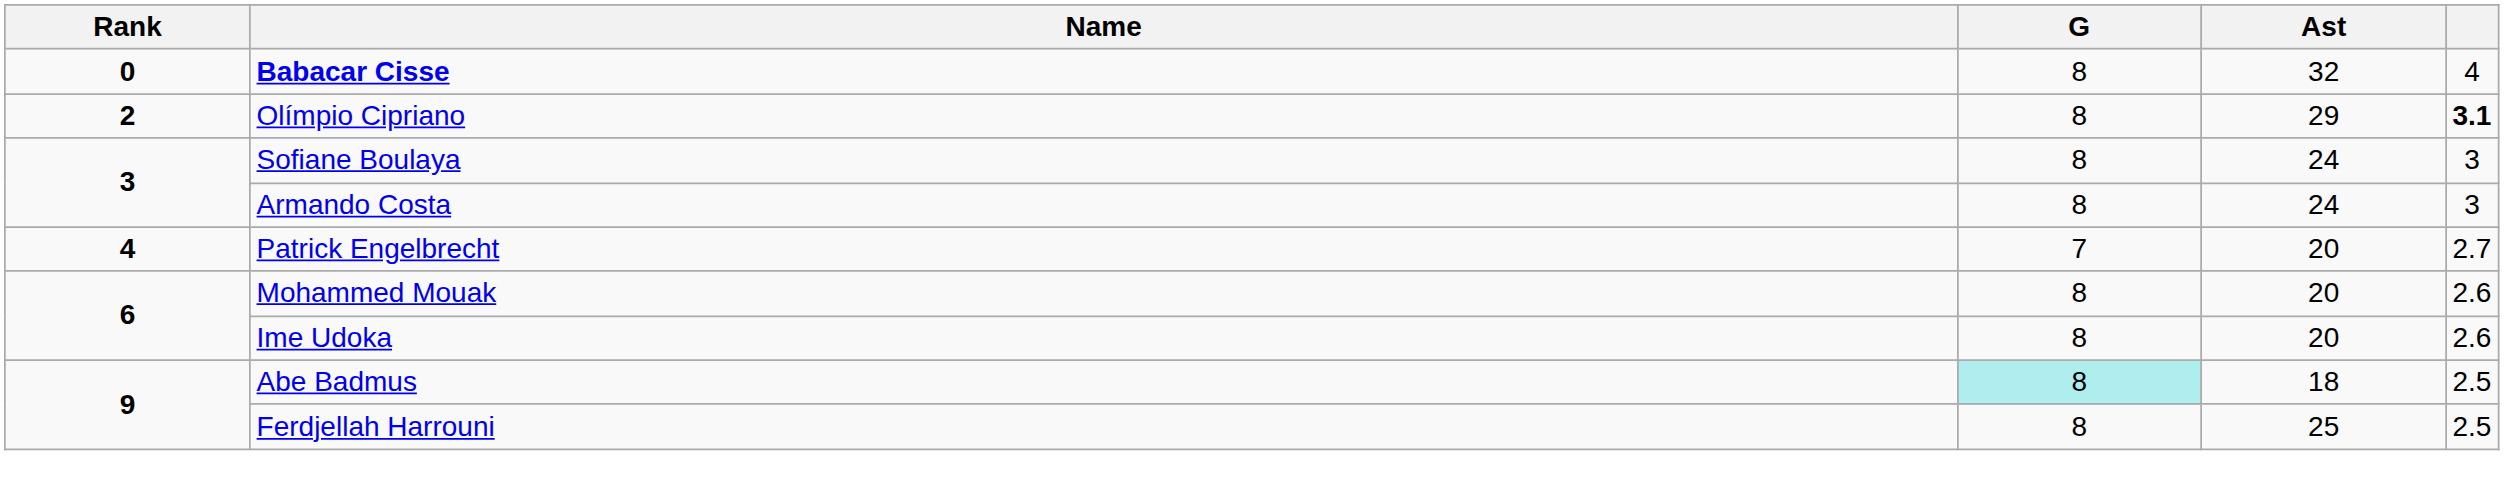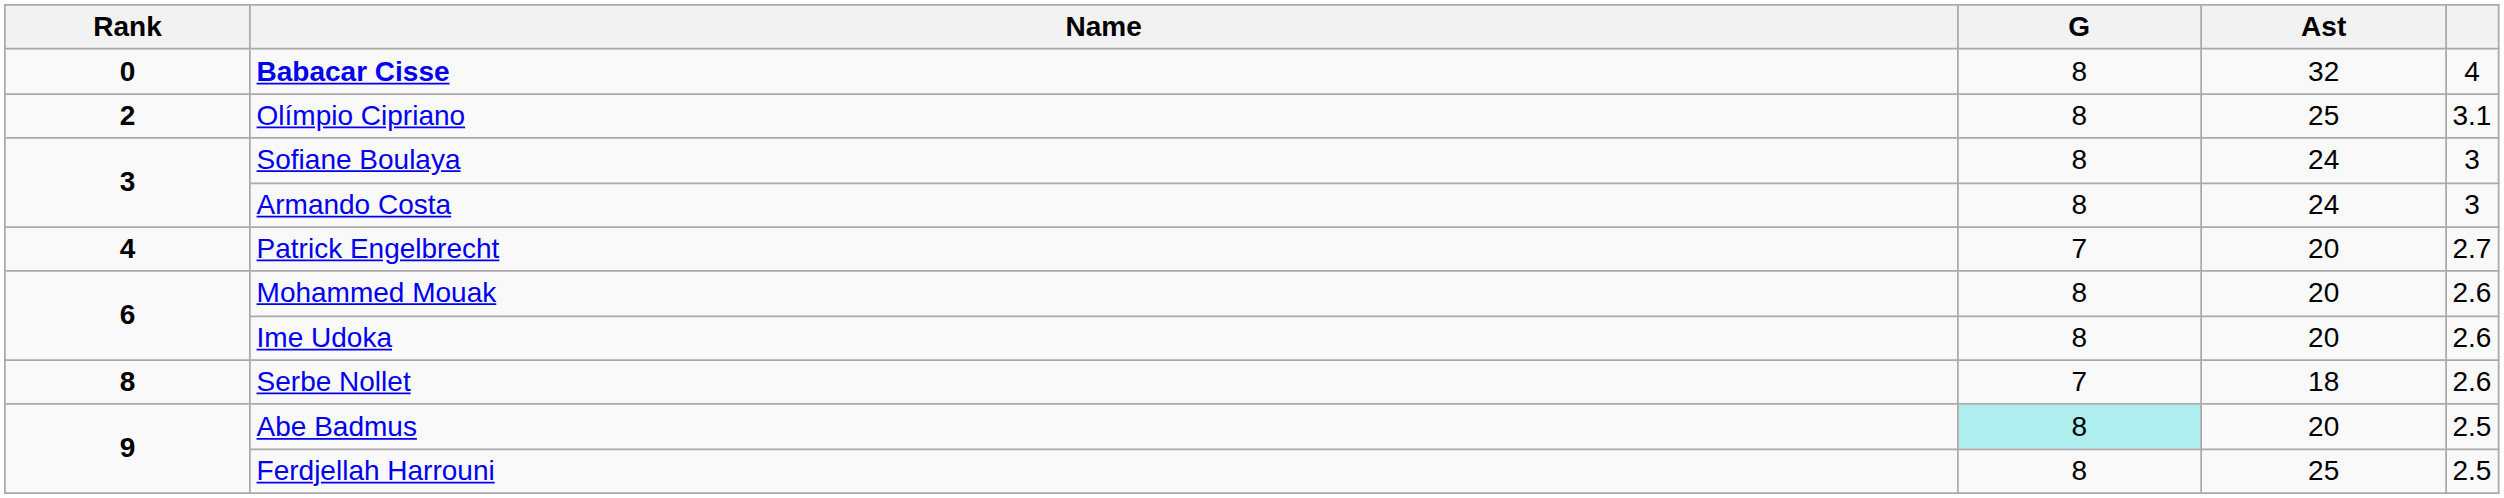(2324, 115) 29 -> (2324, 115) 25
(2472, 115) bold -> (2472, 115) normal
+ row: (334, 381)
(2324, 381) 18 -> (2324, 426) 20
